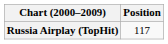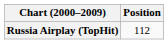(142, 30) 117 -> (142, 30) 112
